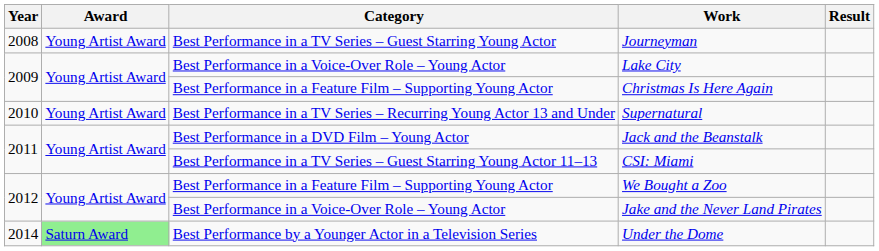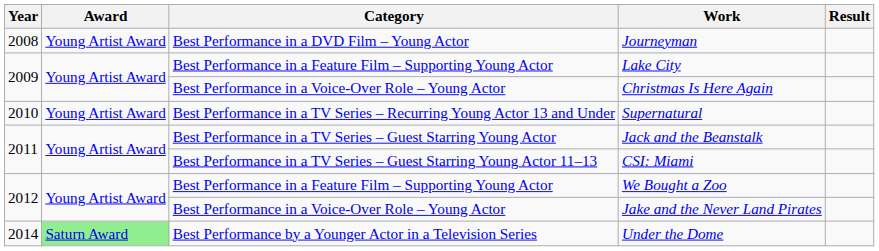(364, 40) Best Performance in a TV Series – Guest Starring Young Actor -> (321, 40) Best Performance in a DVD Film – Young Actor
(339, 64) Best Performance in a Voice-Over Role – Young Actor -> (363, 64) Best Performance in a Feature Film – Supporting Young Actor
(363, 88) Best Performance in a Feature Film – Supporting Young Actor -> (339, 88) Best Performance in a Voice-Over Role – Young Actor
(321, 137) Best Performance in a DVD Film – Young Actor -> (364, 137) Best Performance in a TV Series – Guest Starring Young Actor
